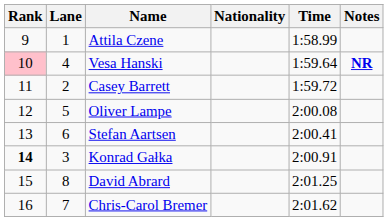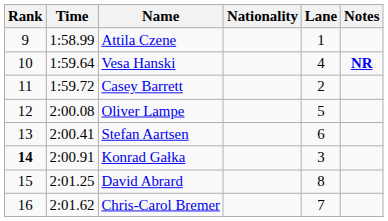columns swapped: (66, 16) <-> (315, 16)
(25, 63) pink background -> (25, 63) no background
